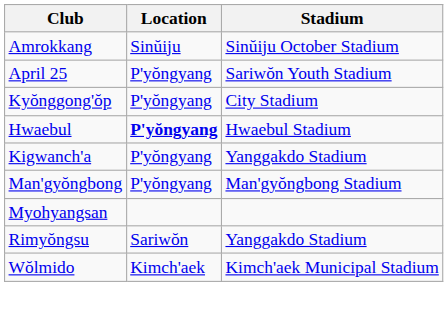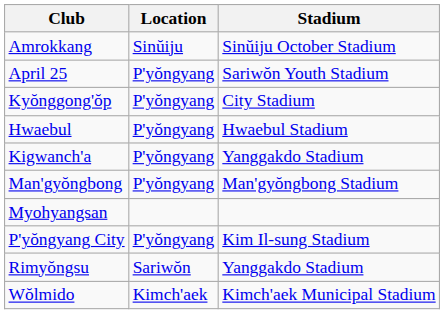(174, 128) bold -> (173, 128) normal
+ row: (67, 239)
